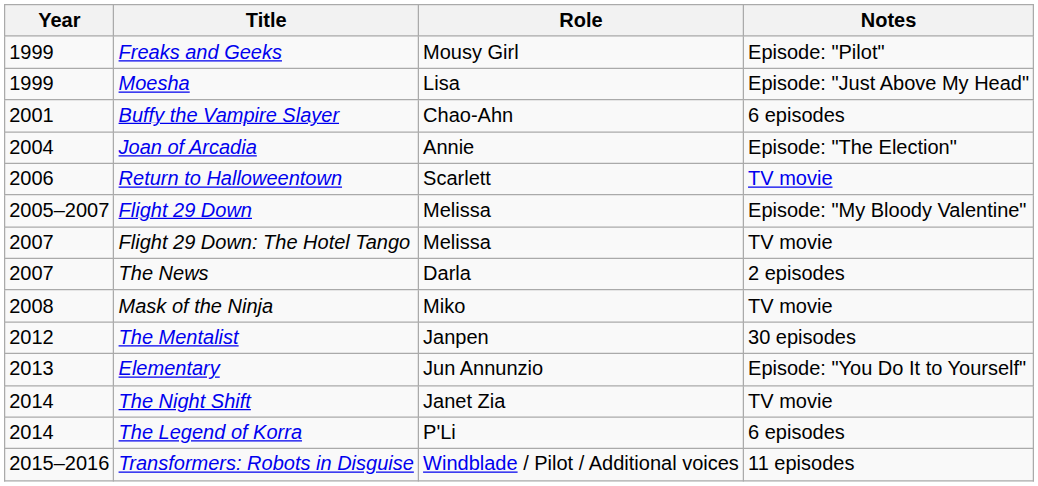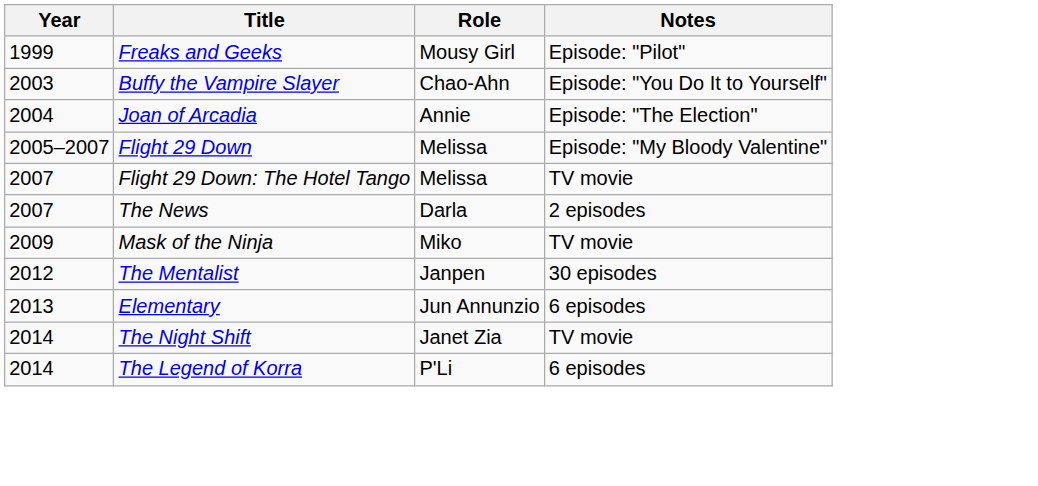- row: (154, 83)
(31, 115) 2001 -> (31, 83) 2003
(796, 115) 6 episodes -> (688, 83) Episode: "You Do It to Yourself"
- row: (230, 178)
(31, 305) 2008 -> (31, 242) 2009
(887, 369) Episode: "You Do It to Yourself" -> (597, 305) 6 episodes
- row: (266, 464)
